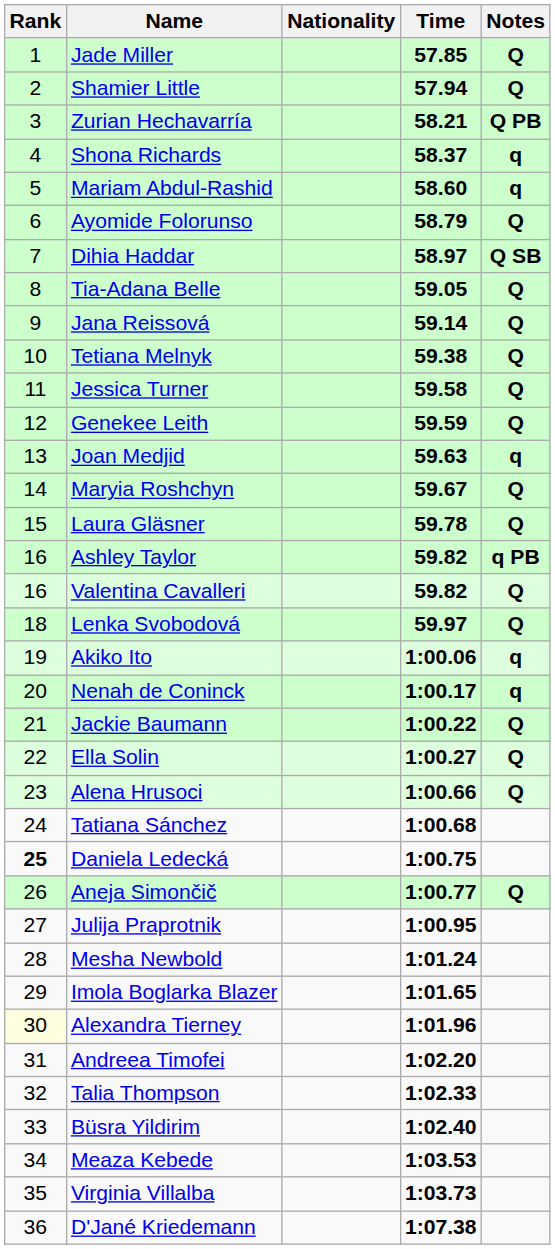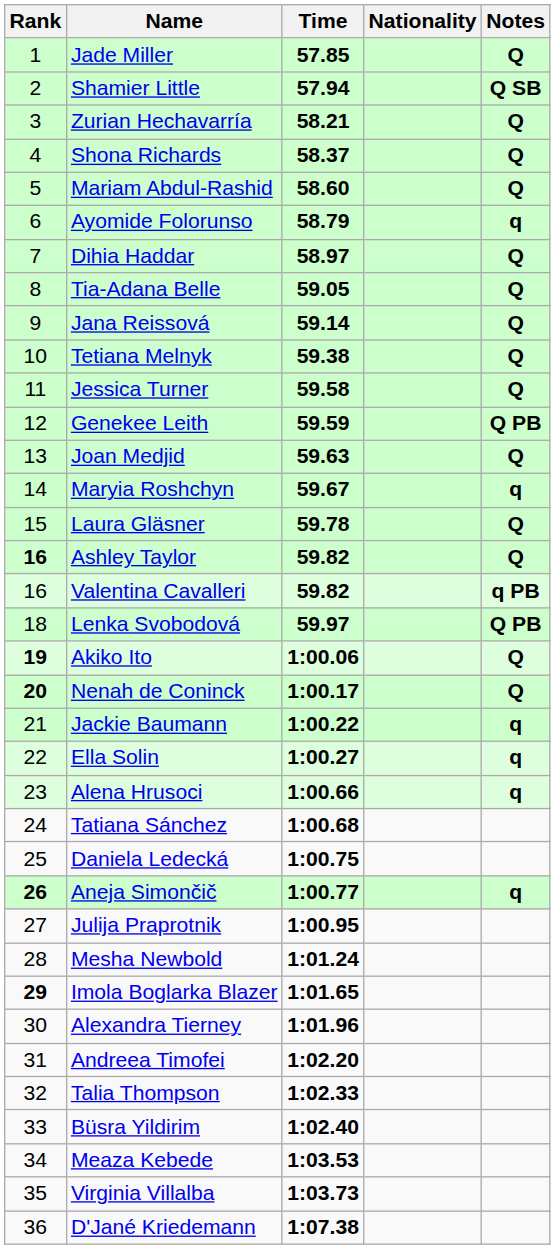columns swapped: (341, 21) <-> (441, 21)
(516, 88) Q -> (516, 88) Q SB
(516, 121) Q PB -> (516, 121) Q
(516, 155) q -> (516, 155) Q
(516, 188) q -> (516, 188) Q
(516, 222) Q -> (516, 222) q
(516, 255) Q SB -> (516, 255) Q
(516, 423) Q -> (516, 423) Q PB
(516, 456) q -> (516, 456) Q
(516, 490) Q -> (516, 490) q
(35, 557) normal -> (35, 557) bold
(516, 557) q PB -> (516, 557) Q
(516, 590) Q -> (516, 590) q PB
(516, 624) Q -> (516, 624) Q PB
(35, 657) normal -> (35, 657) bold
(516, 657) q -> (516, 657) Q
(35, 691) normal -> (35, 691) bold
(516, 691) q -> (516, 691) Q
(516, 724) Q -> (516, 724) q
(516, 758) Q -> (516, 758) q
(516, 791) Q -> (516, 791) q
(35, 858) bold -> (35, 858) normal
(35, 892) normal -> (35, 892) bold
(516, 892) Q -> (516, 892) q
(35, 992) normal -> (35, 992) bold
(35, 1026) lightyellow background -> (35, 1026) no background
